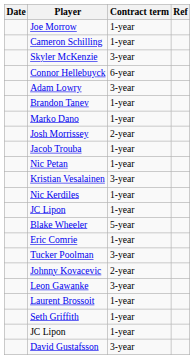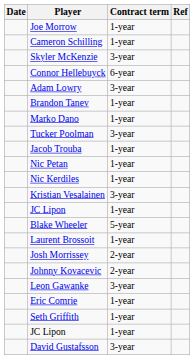rows swapped: (62, 255) <-> (59, 133)
rows swapped: (55, 194) <-> (67, 179)
rows swapped: (54, 240) <-> (62, 301)
